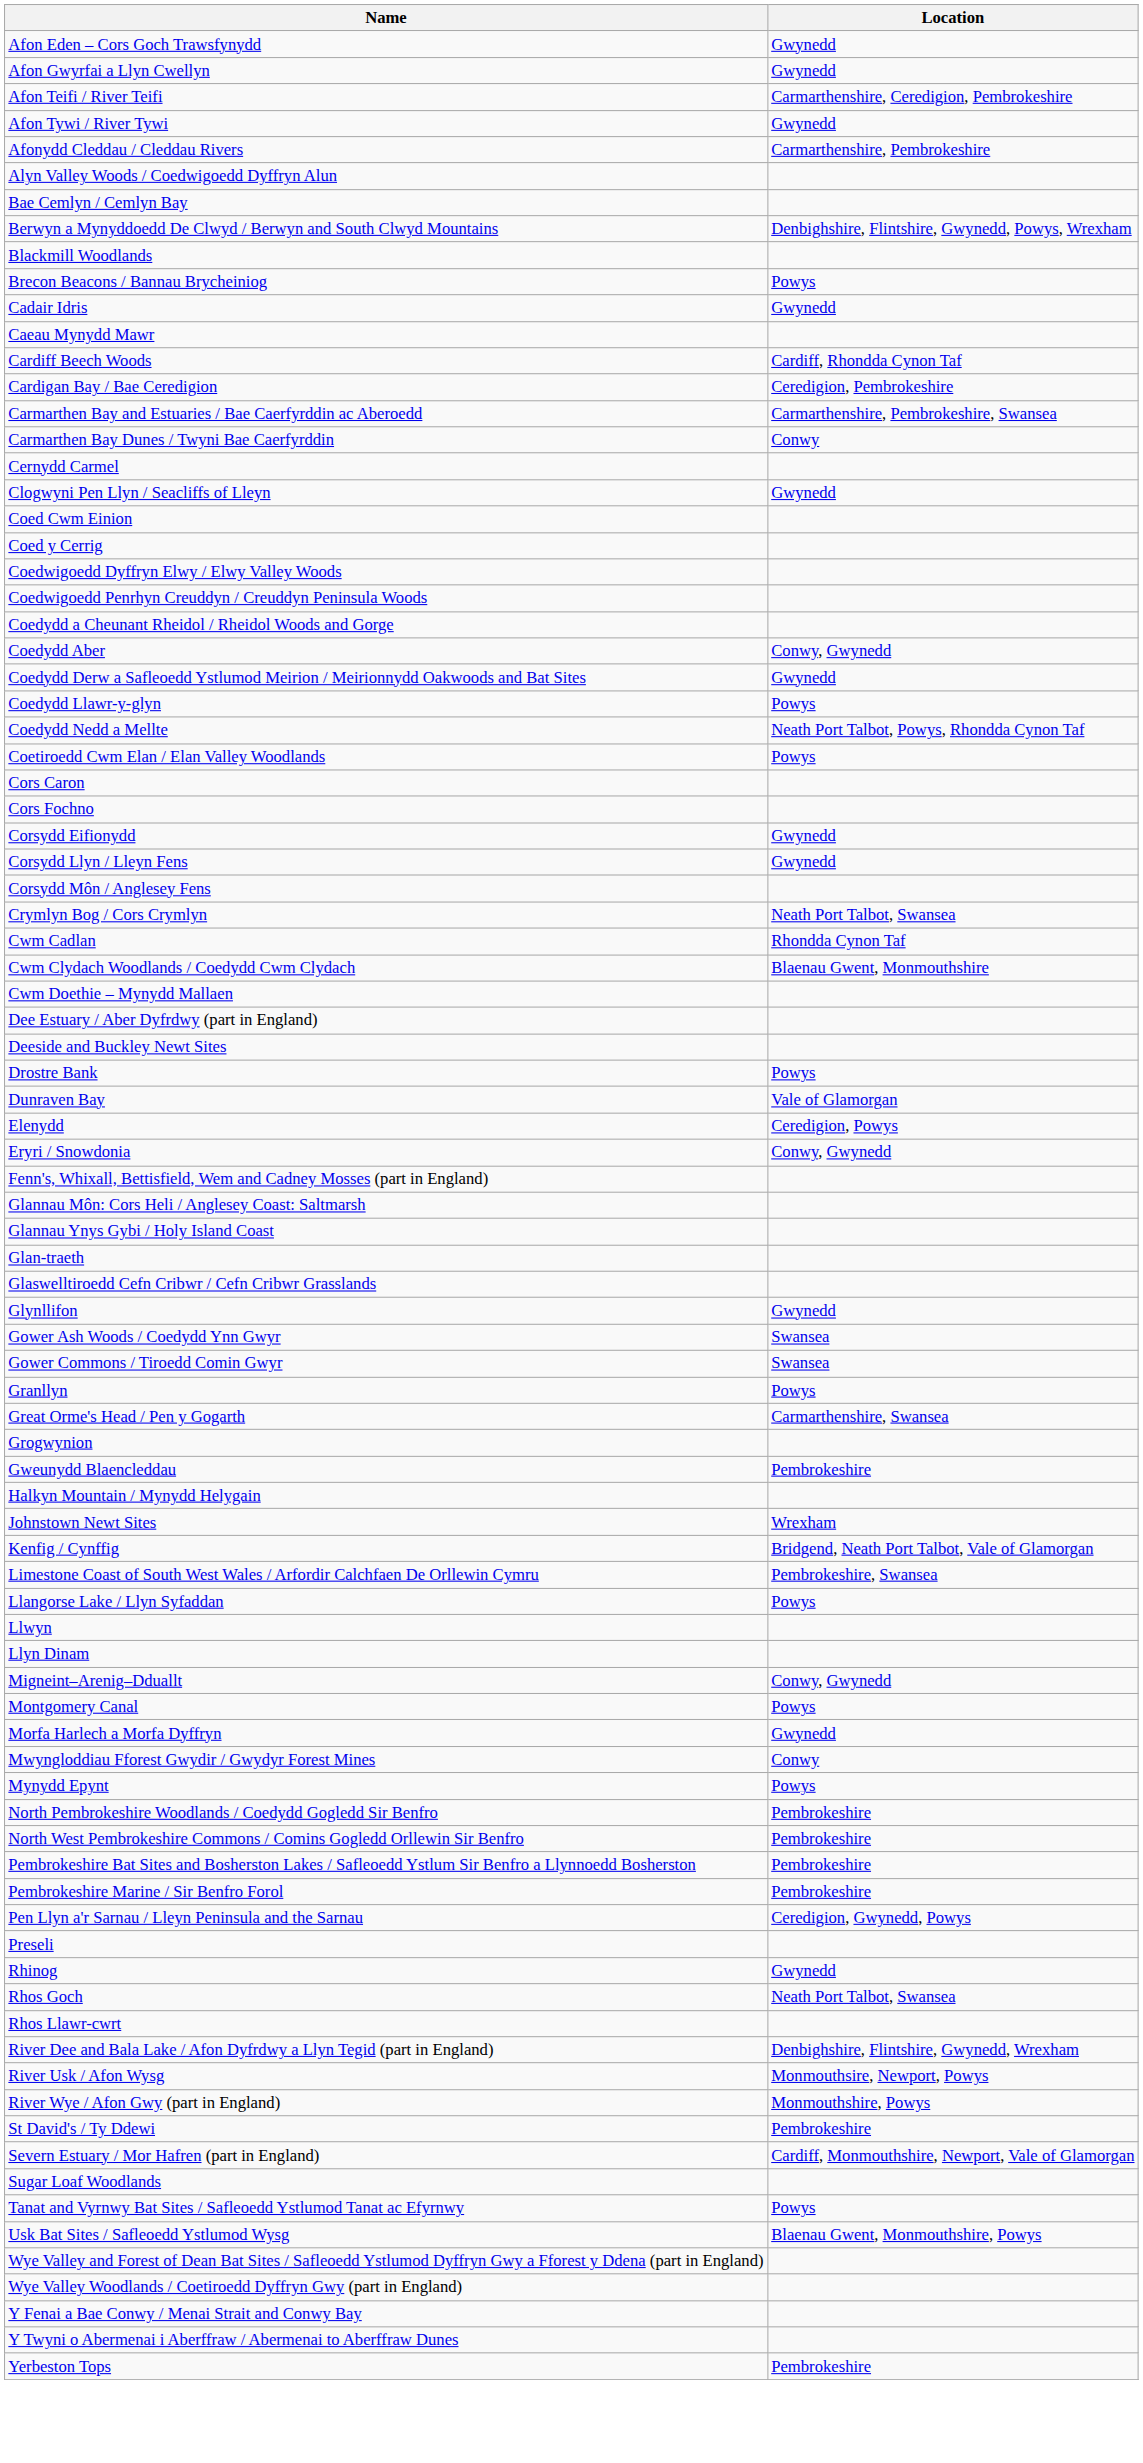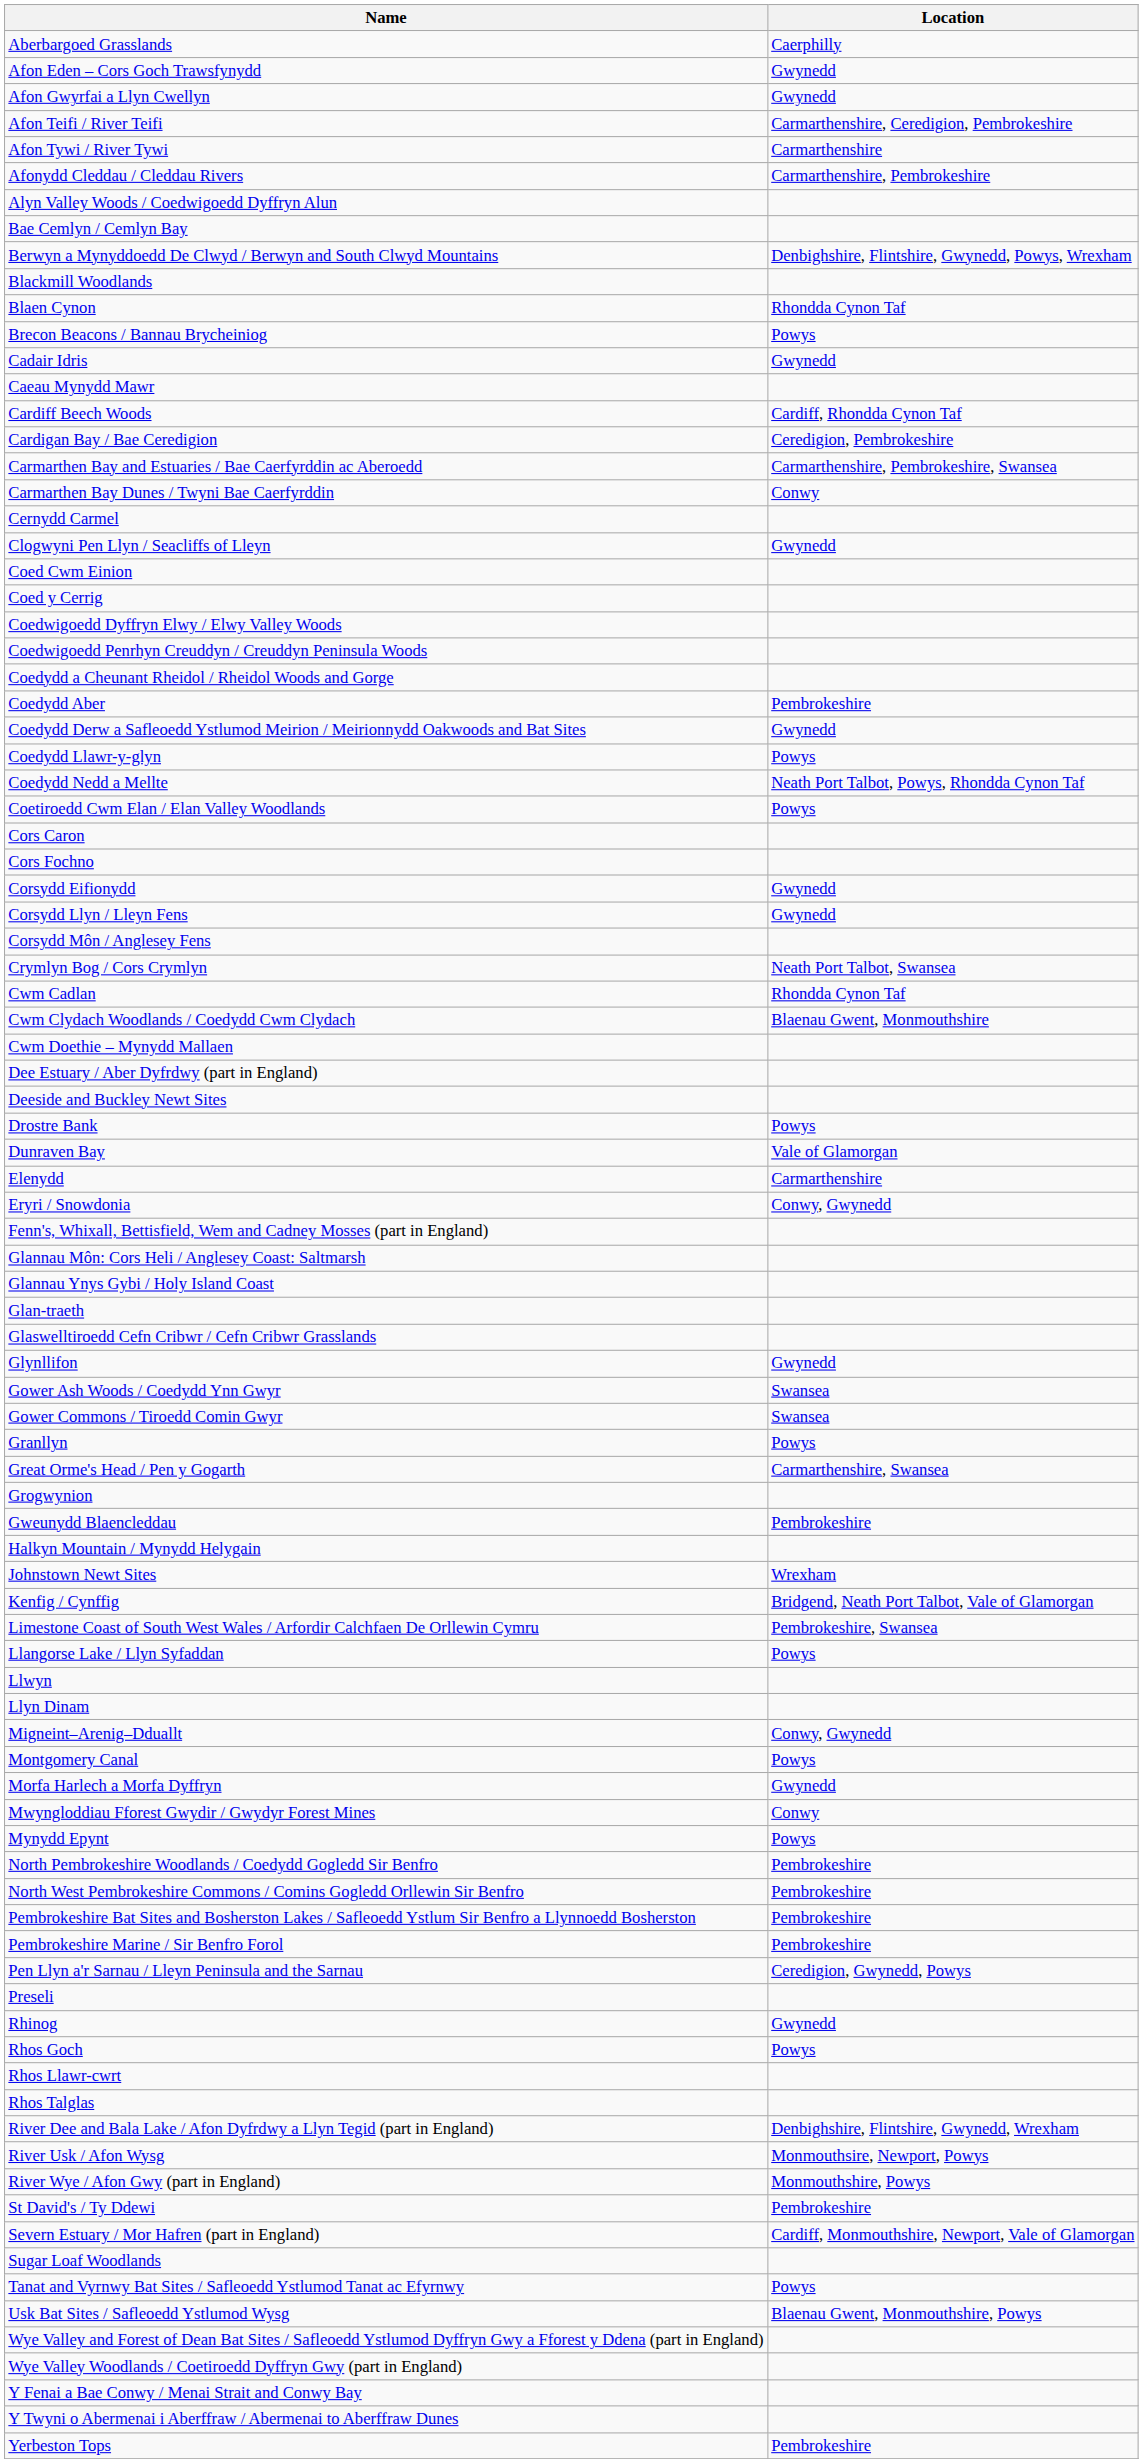+ row: (90, 44)
(804, 123) Gwynedd -> (827, 149) Carmarthenshire
+ row: (52, 307)
(831, 651) Conwy, Gwynedd -> (821, 703) Pembrokeshire
(835, 1126) Ceredigion, Powys -> (827, 1178) Carmarthenshire
(863, 1996) Neath Port Talbot, Swansea -> (793, 2049) Powys
+ row: (51, 2102)
